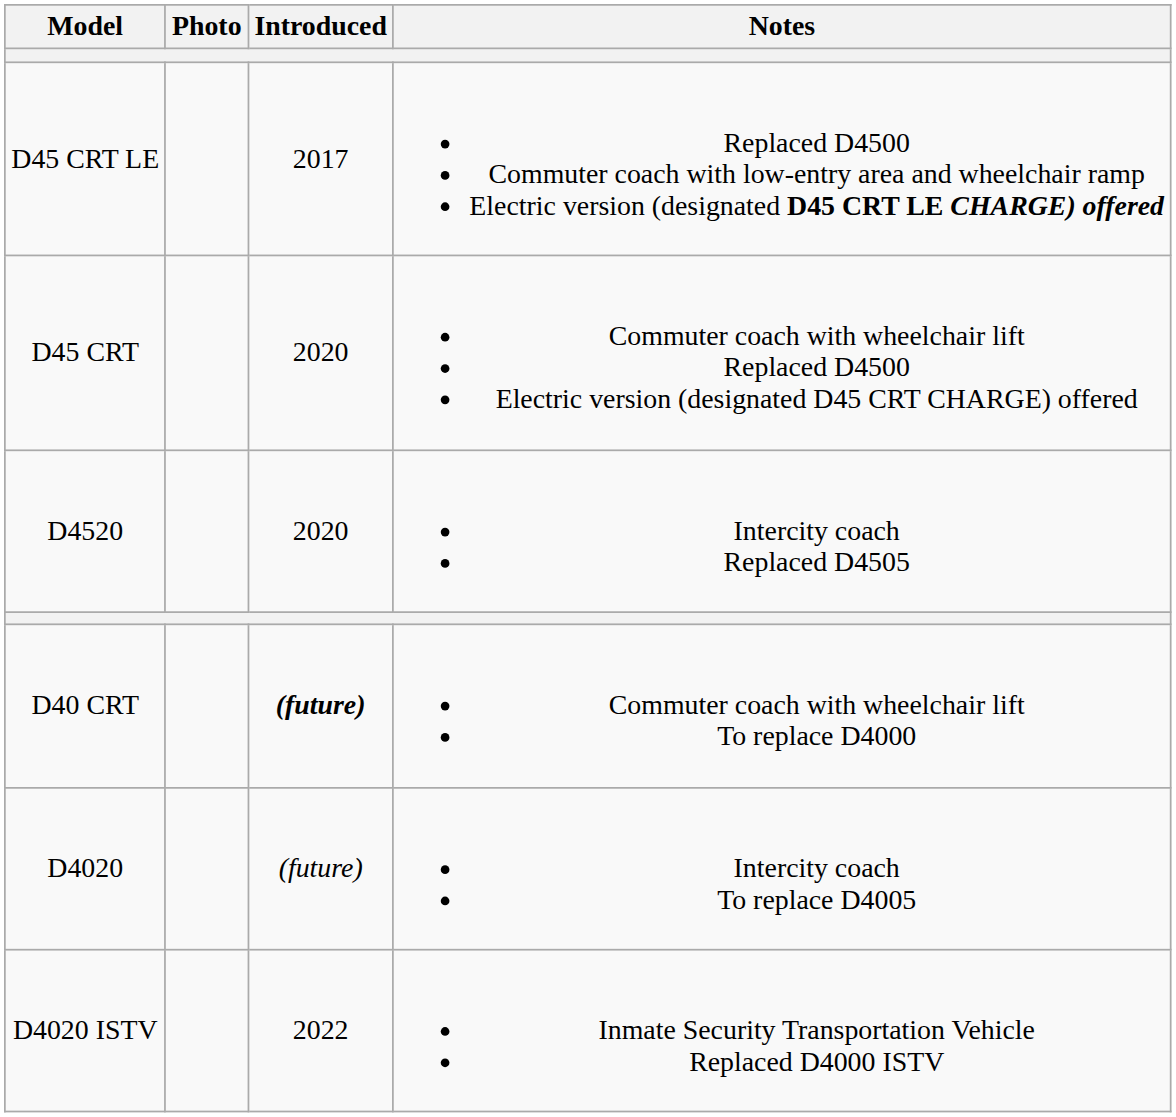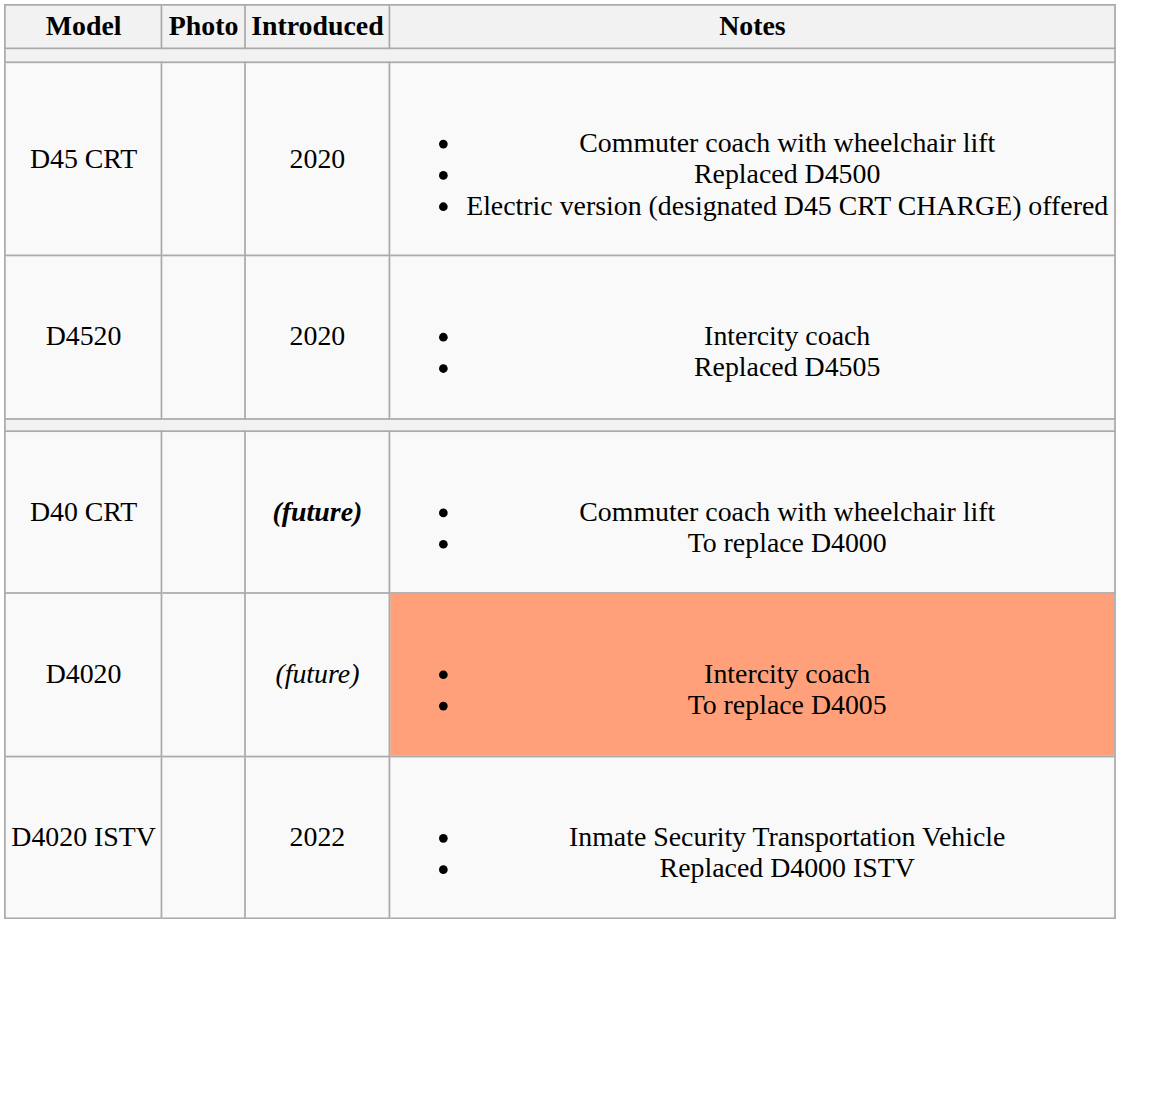- row: (85, 158)
(782, 884) no background -> (752, 690) lightsalmon background
